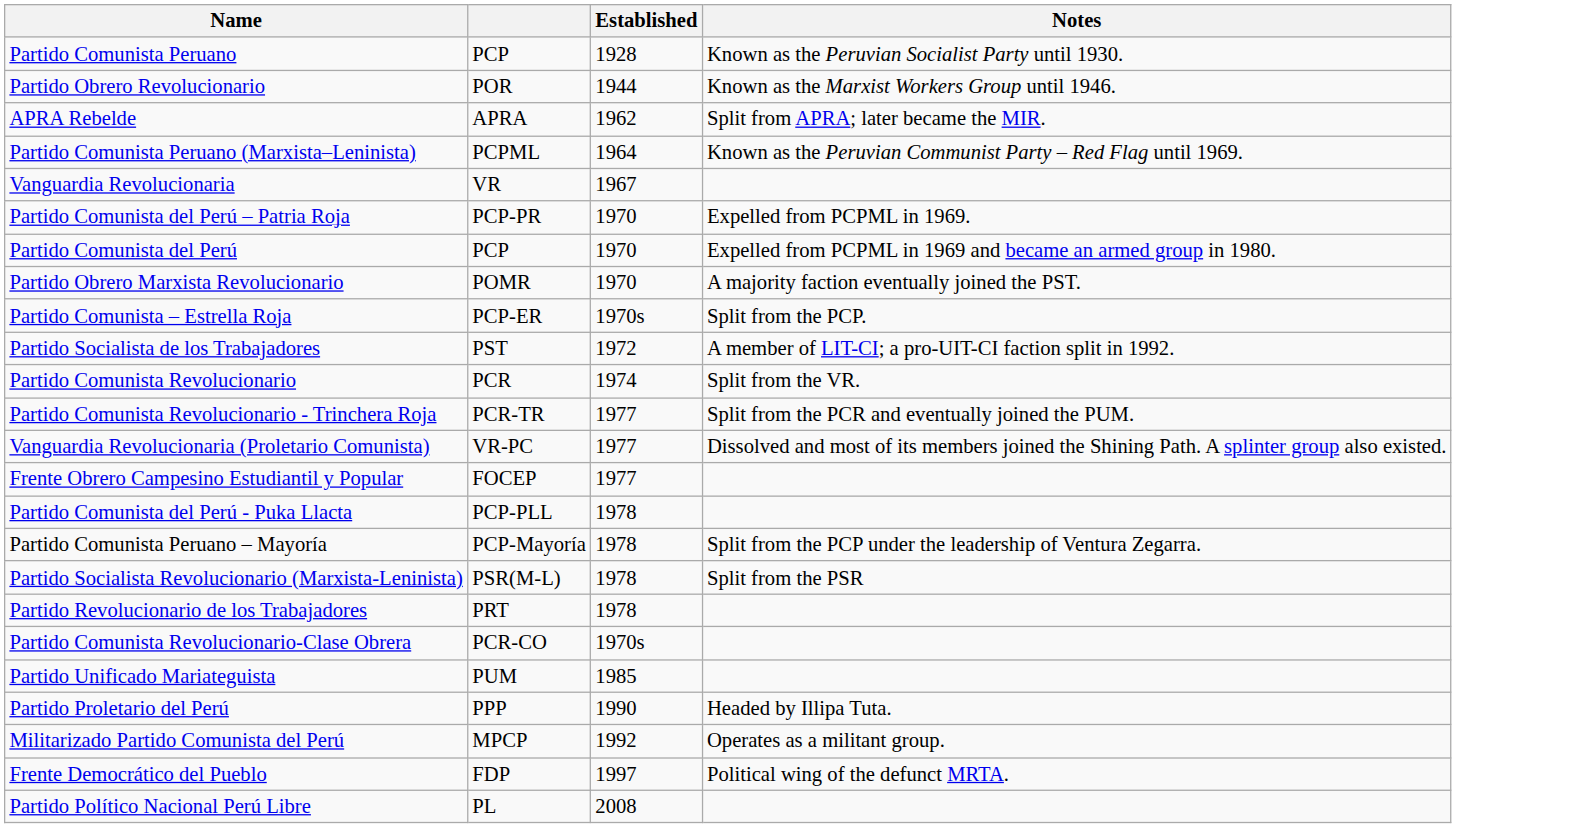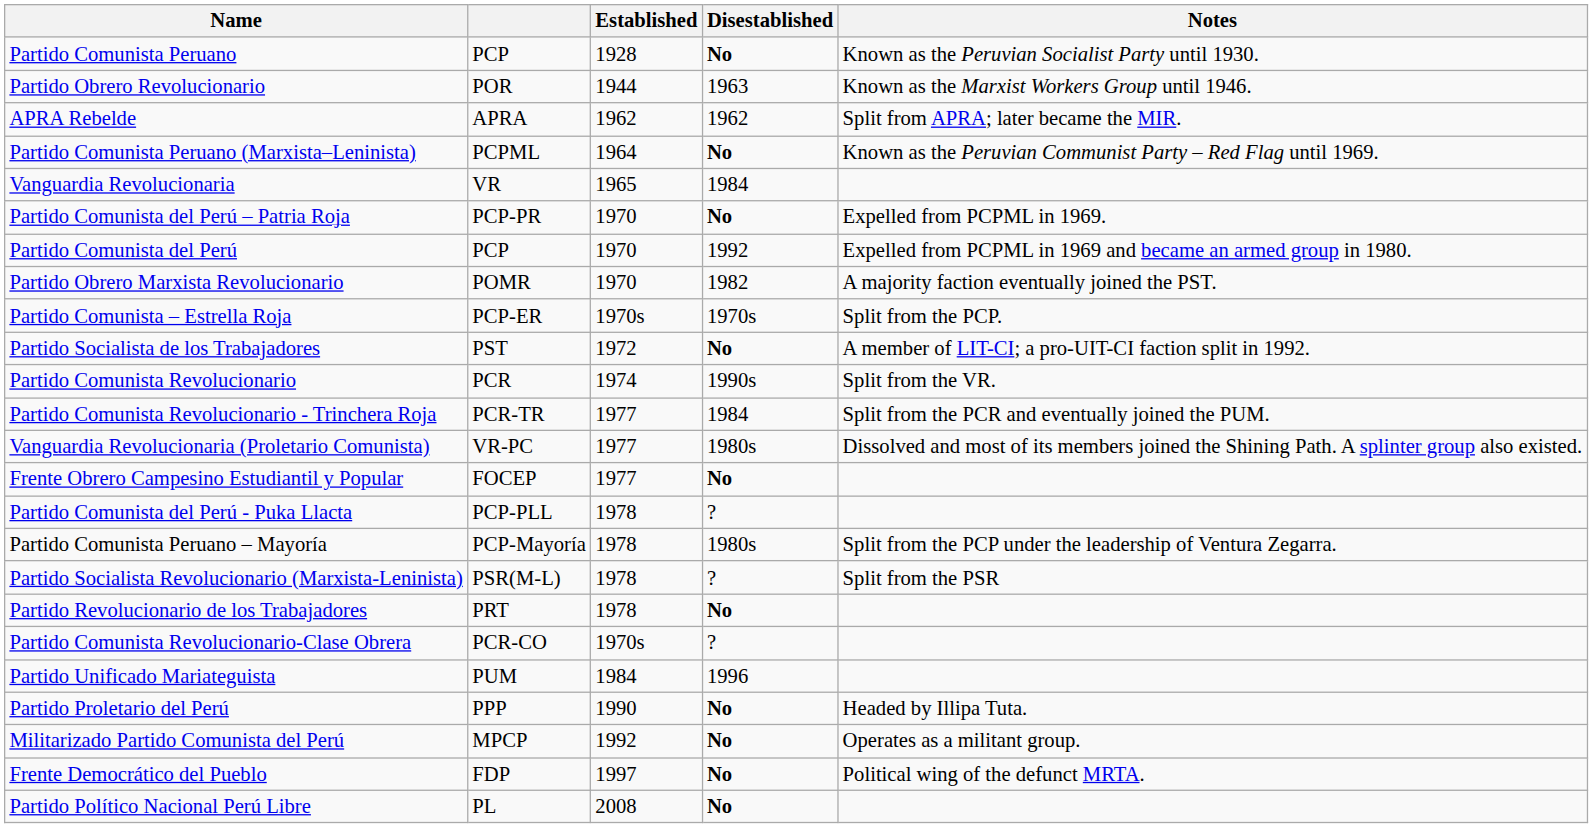+ column: (770, 20)
(616, 184) 1967 -> (616, 184) 1965
(616, 675) 1985 -> (616, 675) 1984
